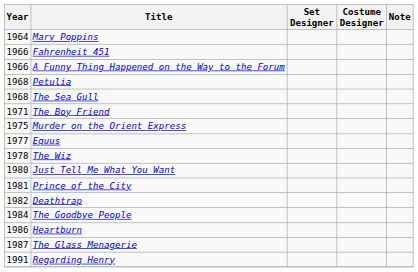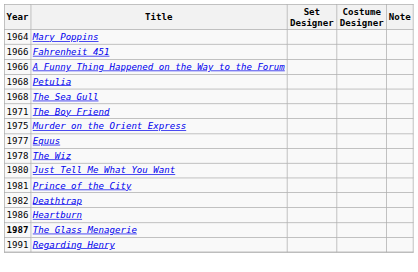- row: (82, 215)
(17, 245) normal -> (17, 230) bold
